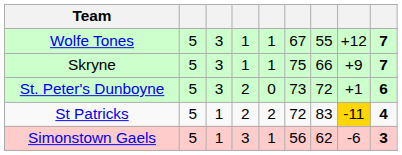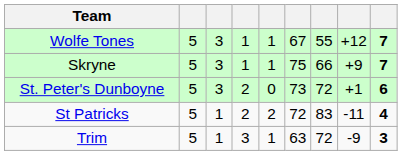(354, 114) gold background -> (354, 114) no background
+ row: (92, 138)
- row: (92, 138)
